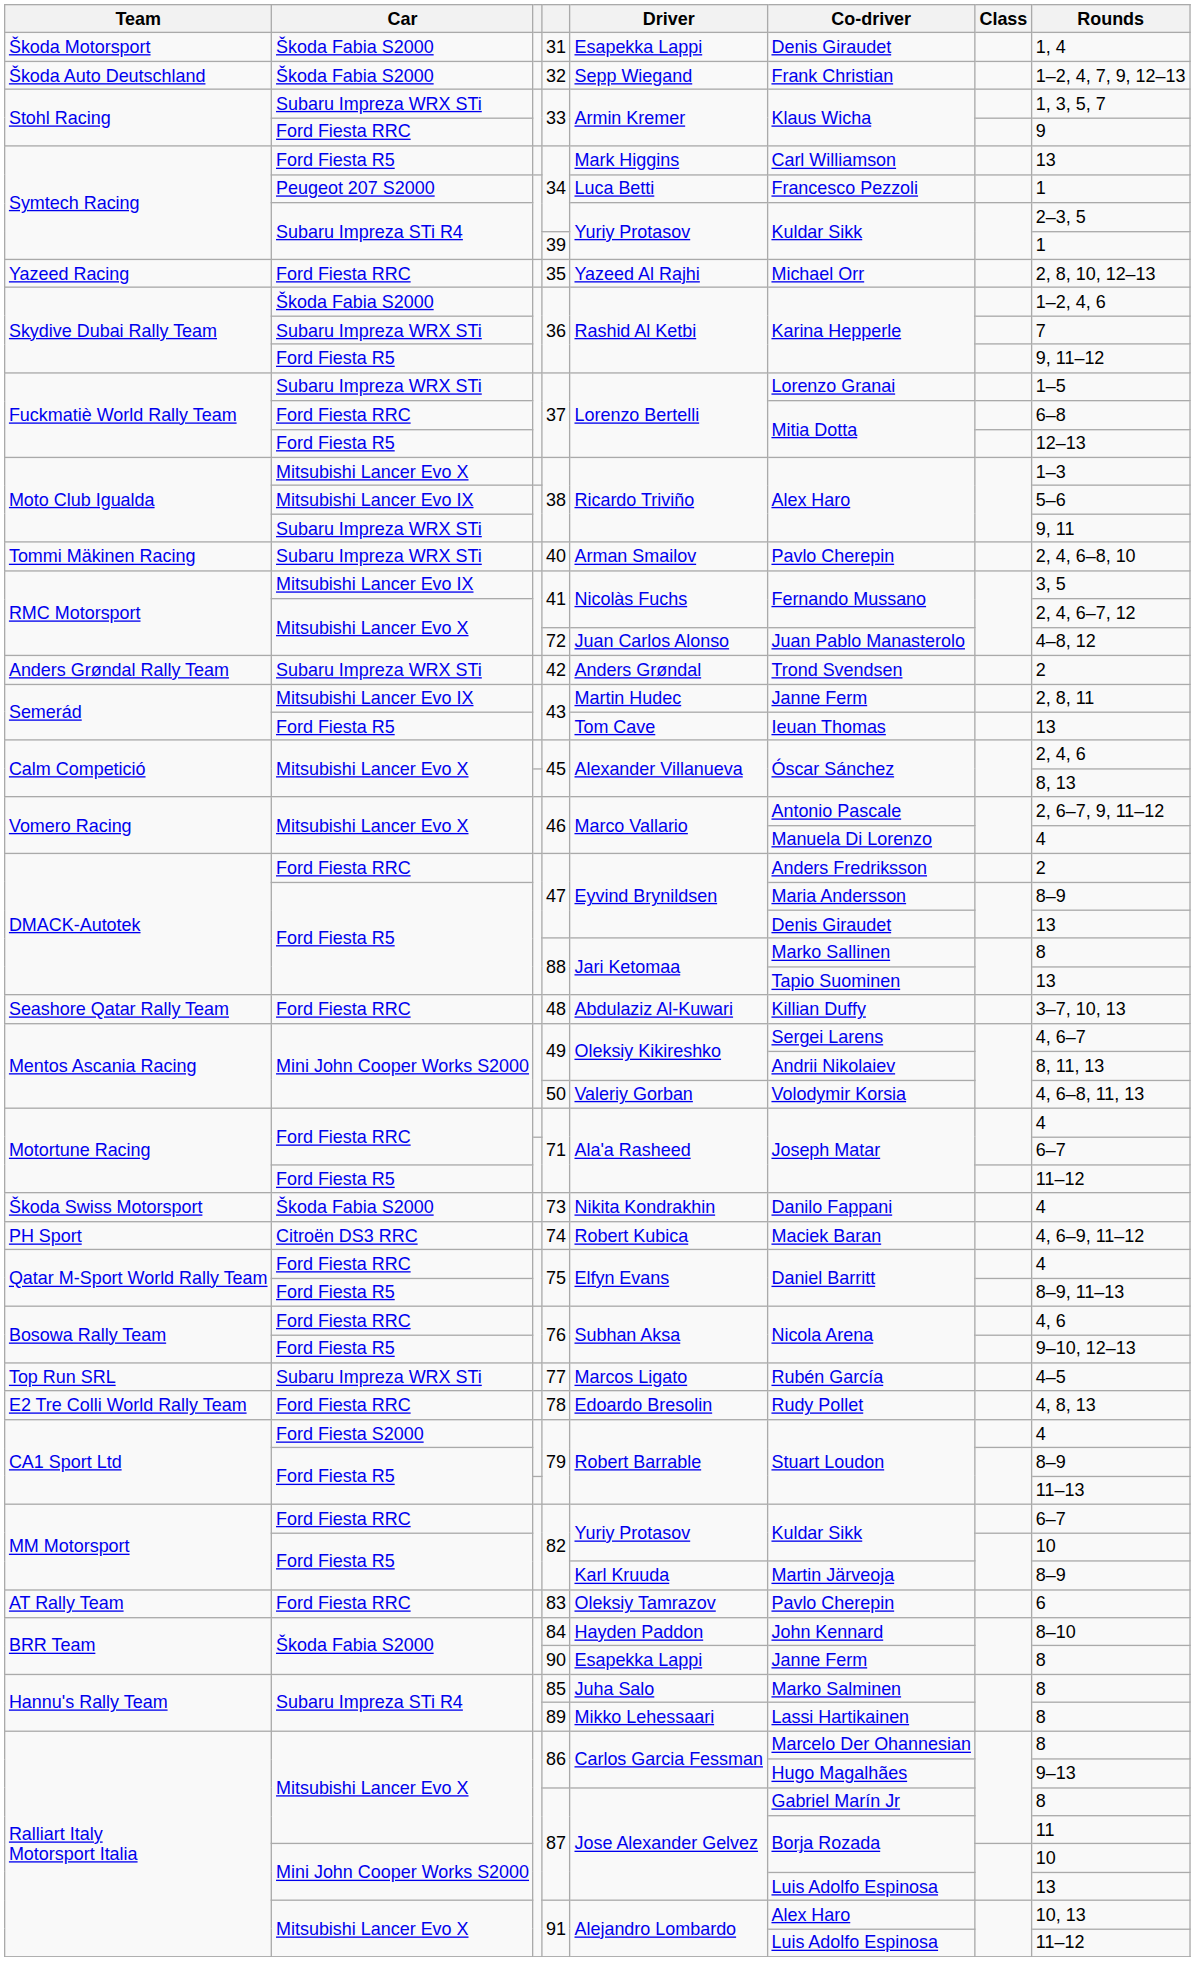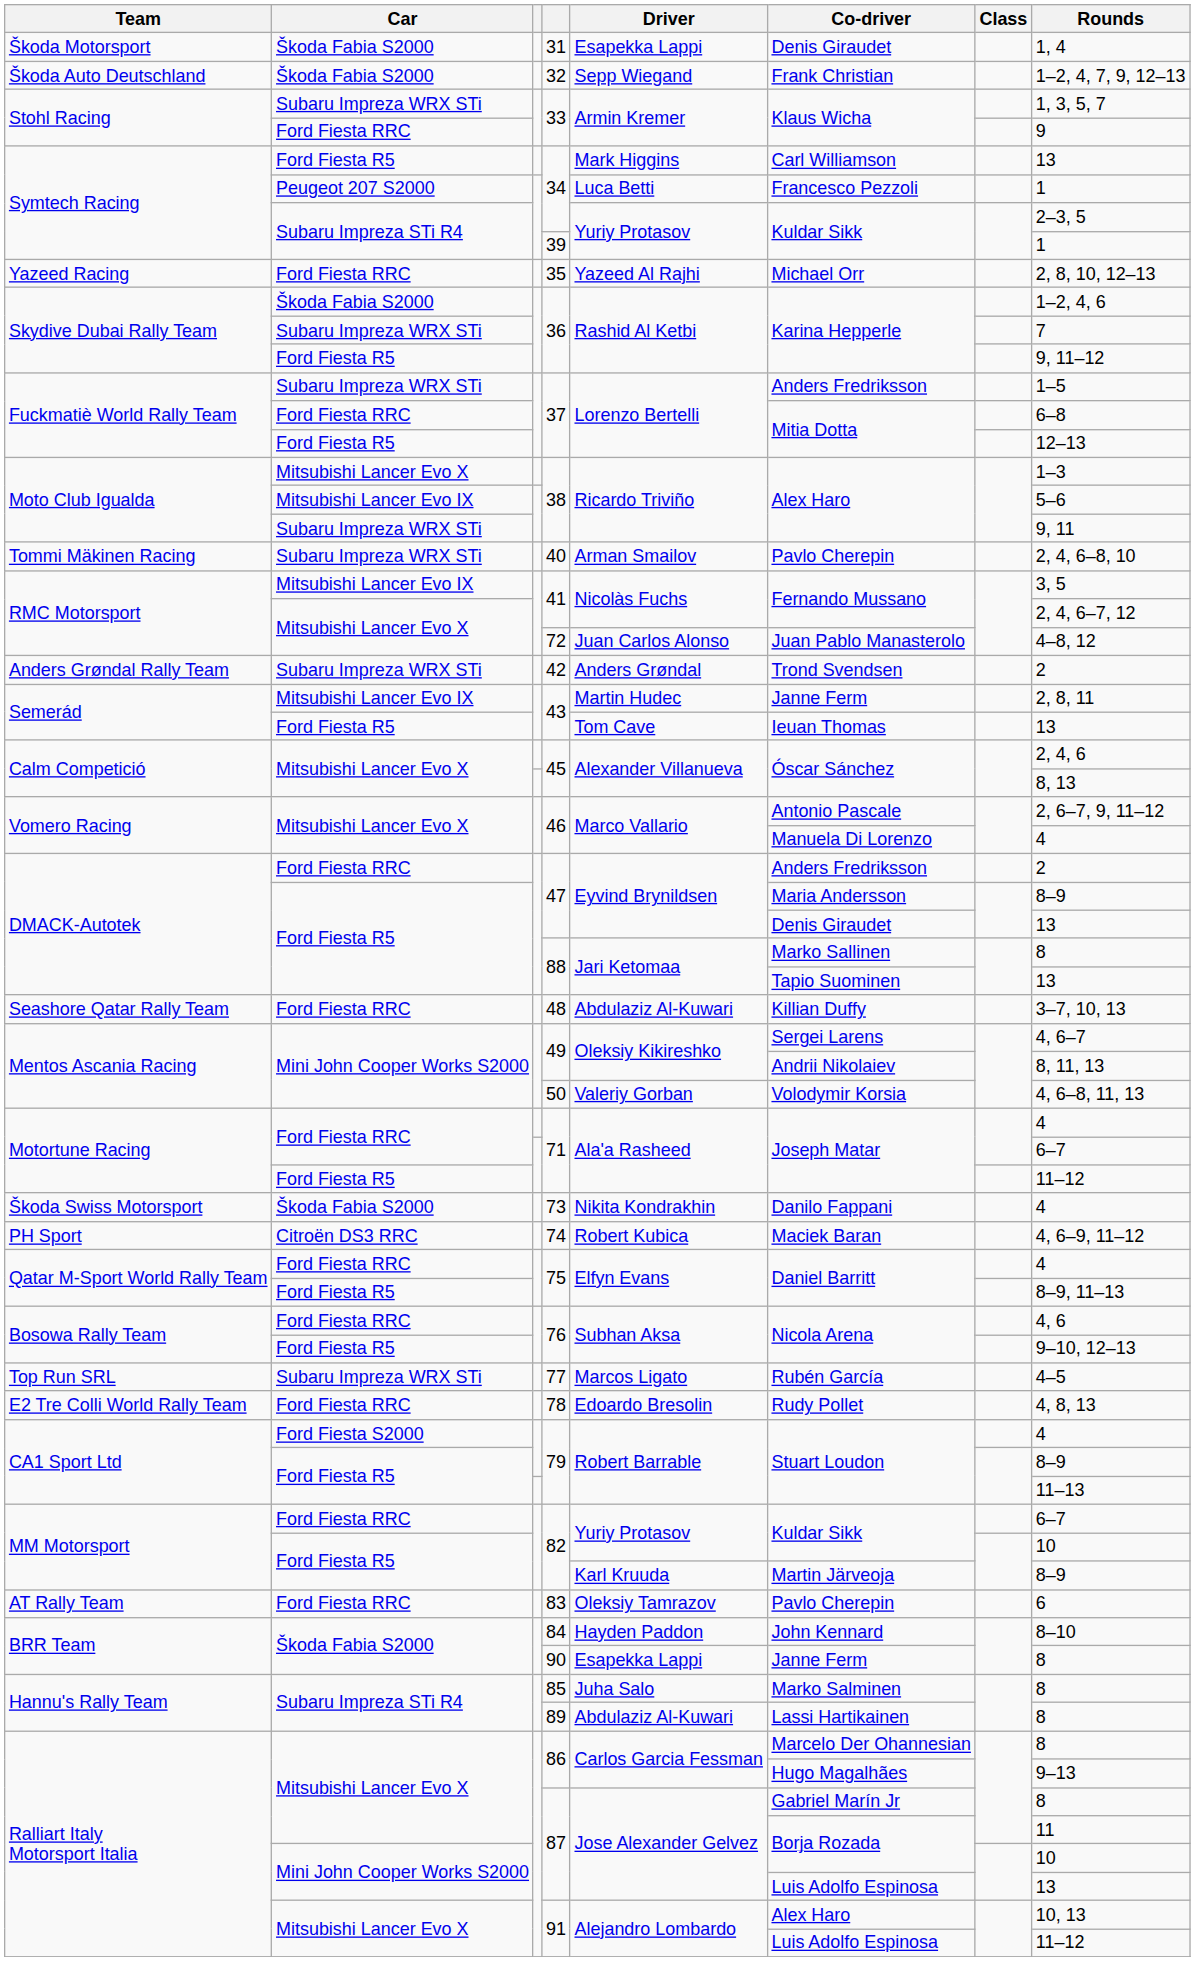(833, 386) Lorenzo Granai -> (849, 386) Anders Fredriksson
(644, 1716) Mikko Lehessaari -> (654, 1716) Abdulaziz Al-Kuwari
